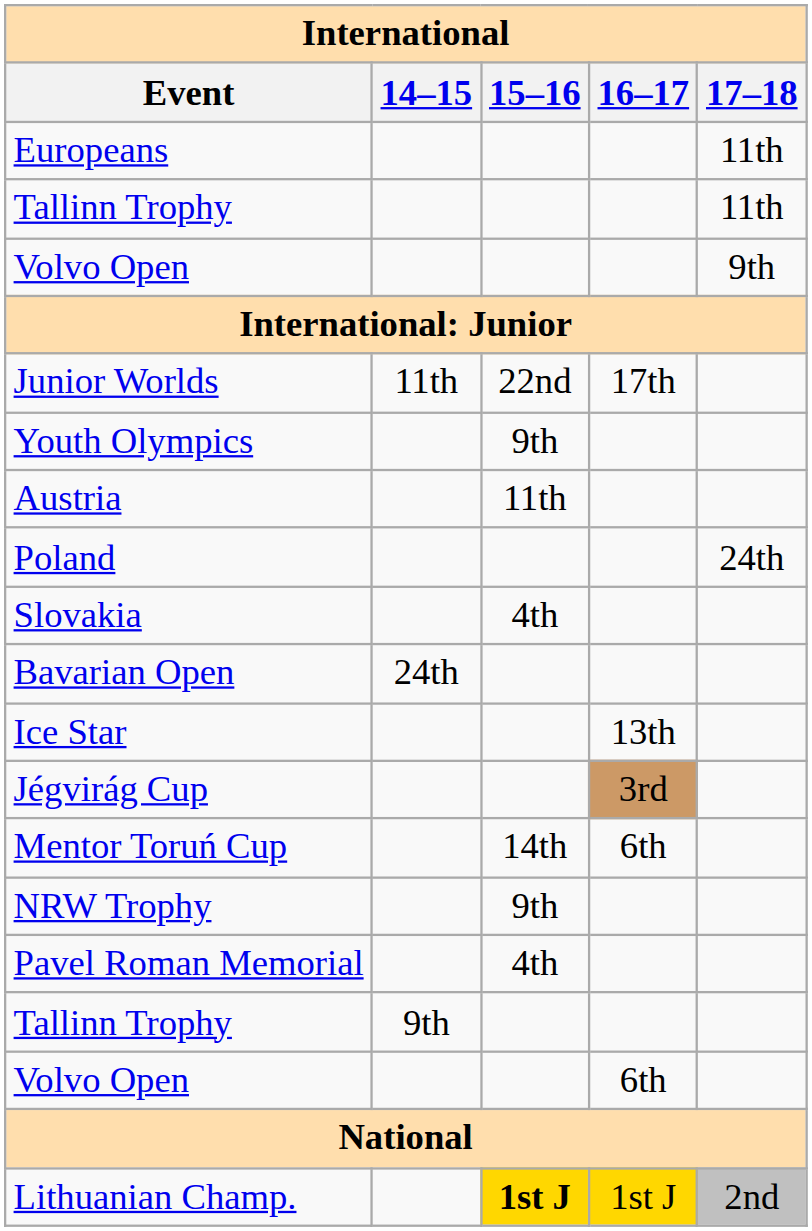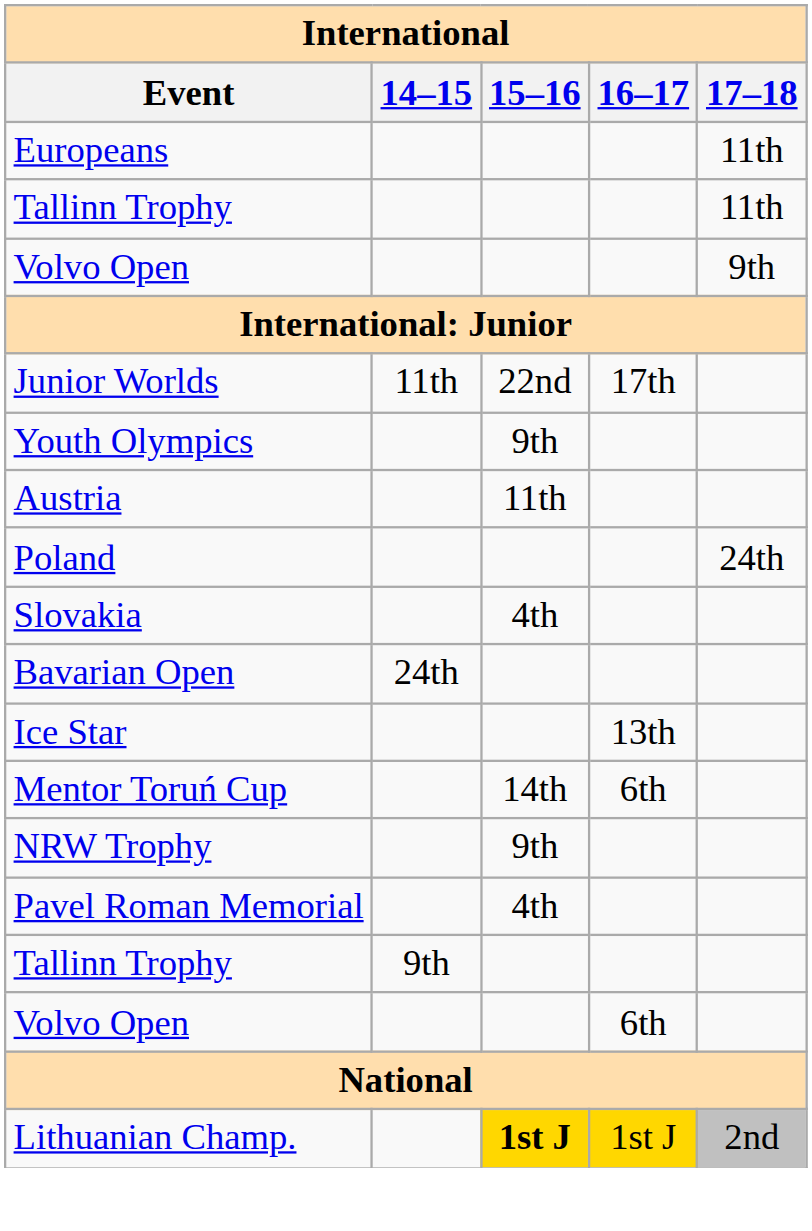- row: (111, 788)
